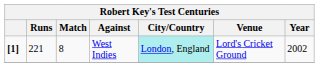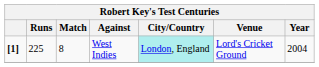(36, 49) 221 -> (36, 49) 225
(297, 49) 2002 -> (297, 49) 2004
